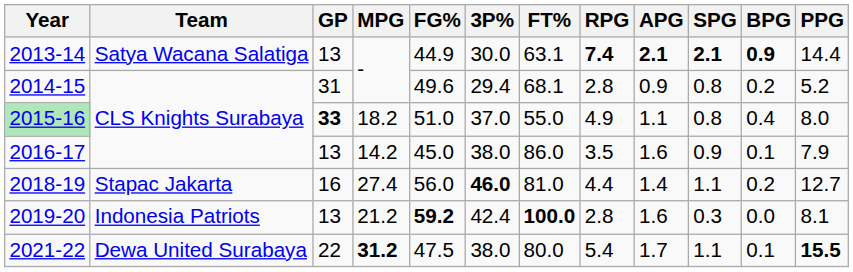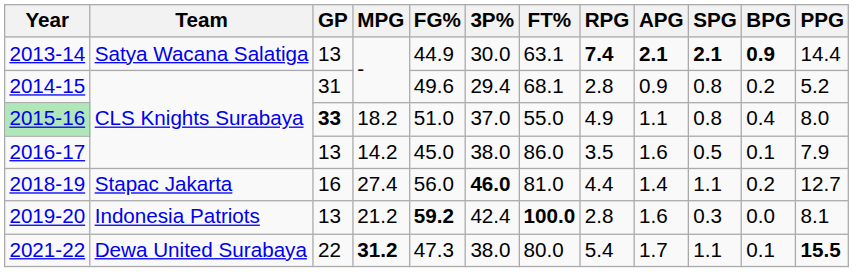(708, 151) 0.9 -> (708, 151) 0.5
(434, 250) 47.5 -> (434, 250) 47.3
